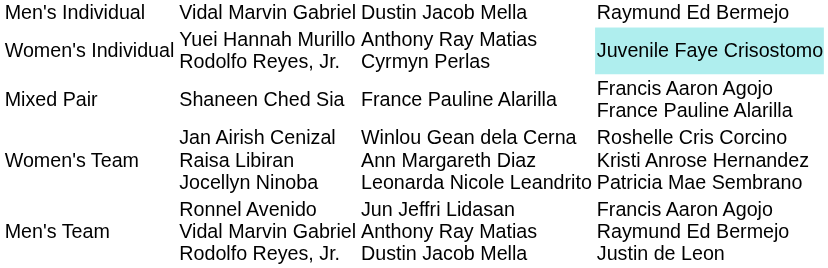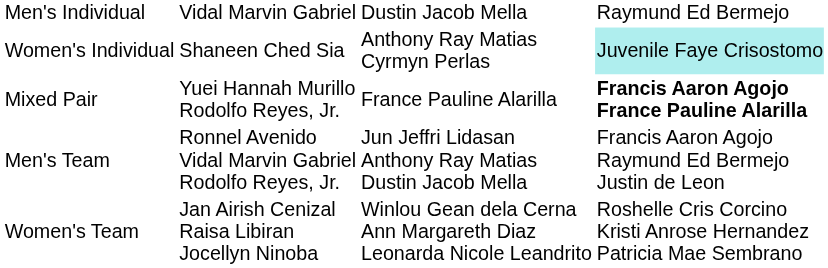(267, 50) Yuei Hannah Murillo Rodolfo Reyes, Jr. -> (262, 50) Shaneen Ched Sia
(262, 99) Shaneen Ched Sia -> (267, 99) Yuei Hannah Murillo Rodolfo Reyes, Jr.
(695, 99) normal -> (702, 99) bold
rows swapped: (57, 231) <-> (72, 160)
